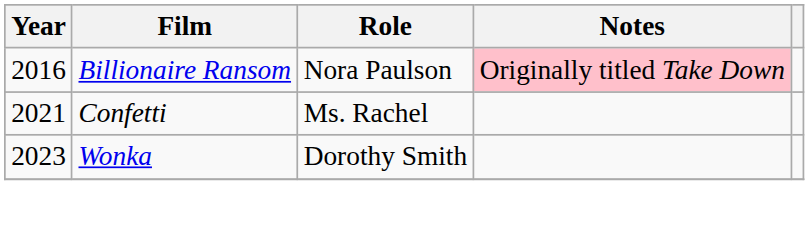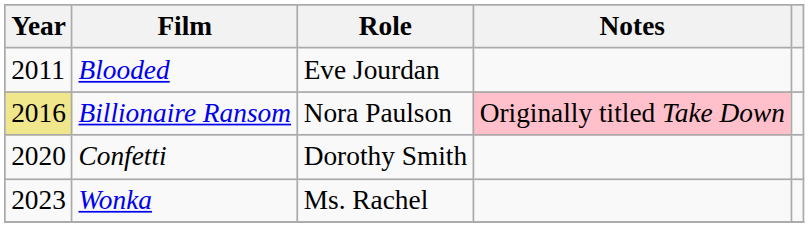+ row: (124, 69)
(39, 69) no background -> (39, 112) khaki background
(39, 112) 2021 -> (39, 156) 2020
(366, 112) Ms. Rachel -> (385, 156) Dorothy Smith
(385, 156) Dorothy Smith -> (366, 199) Ms. Rachel
